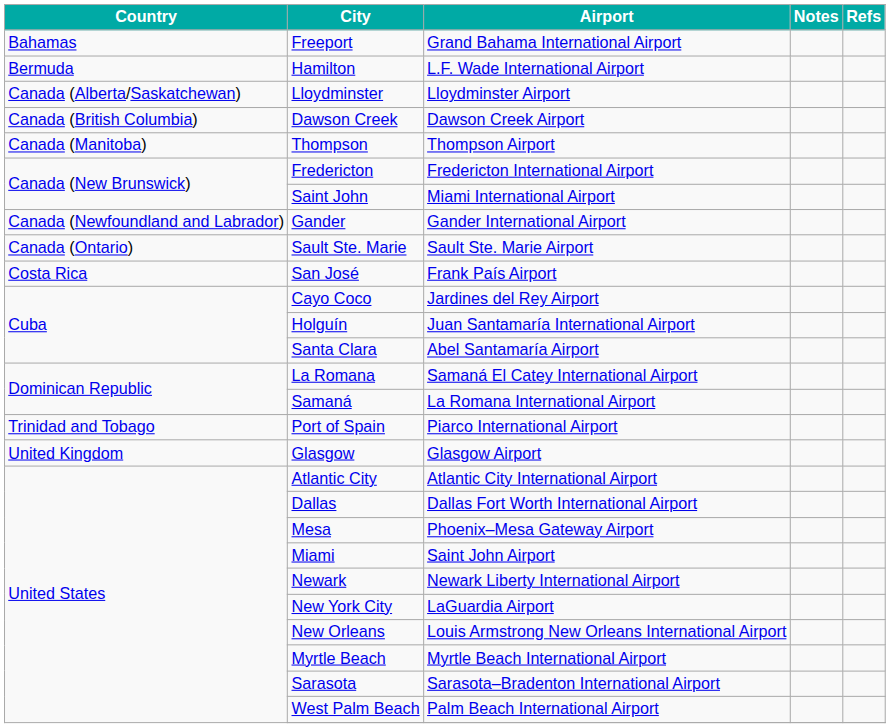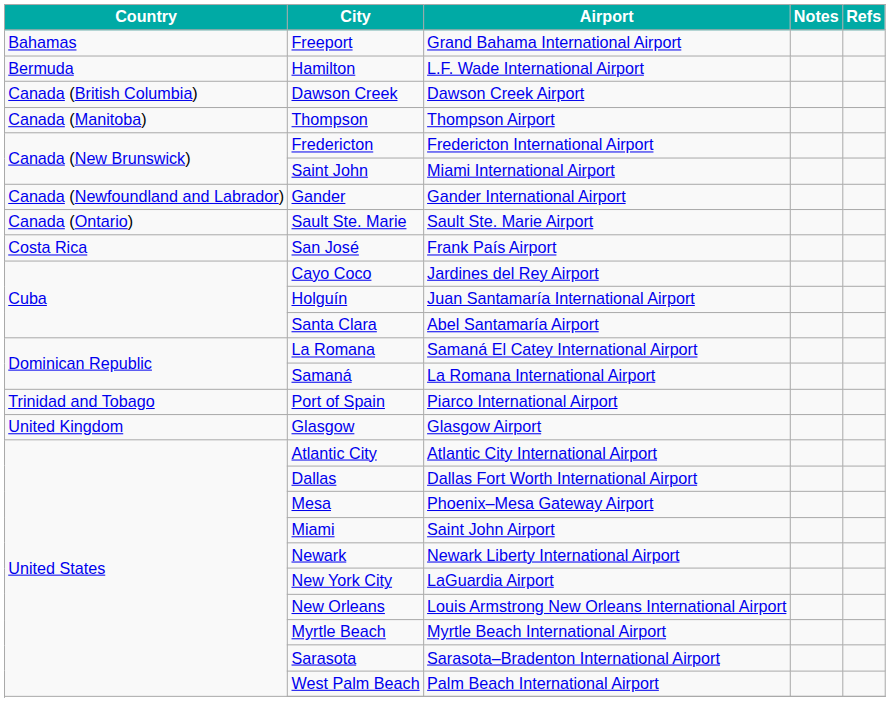- row: (337, 94)
